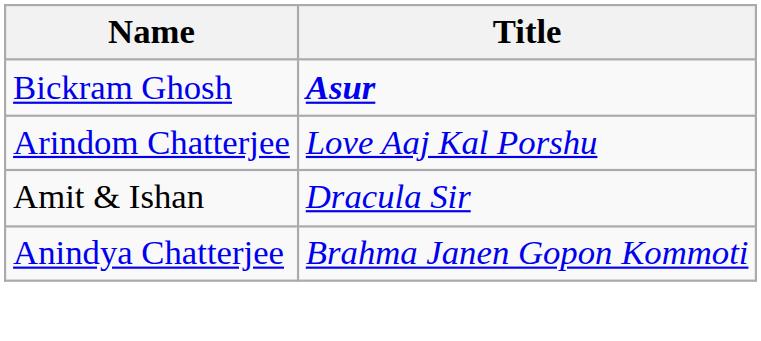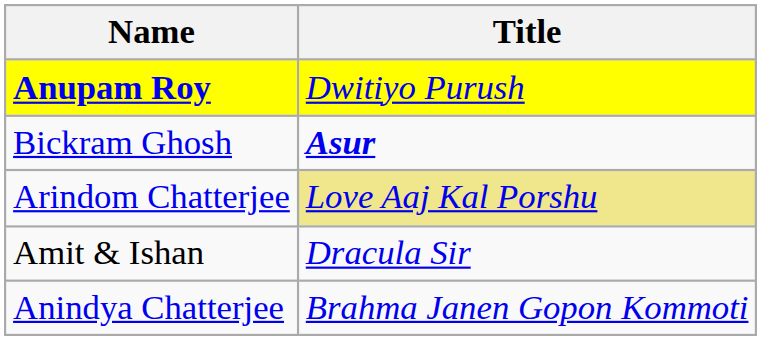+ row: (112, 87)
(452, 142) no background -> (452, 197) khaki background
